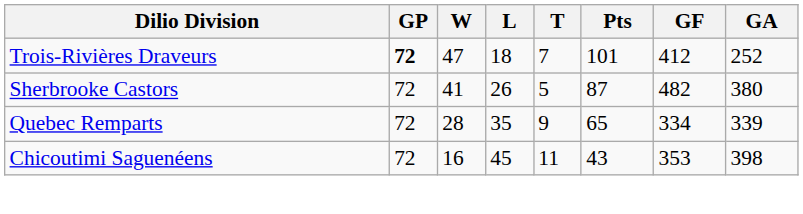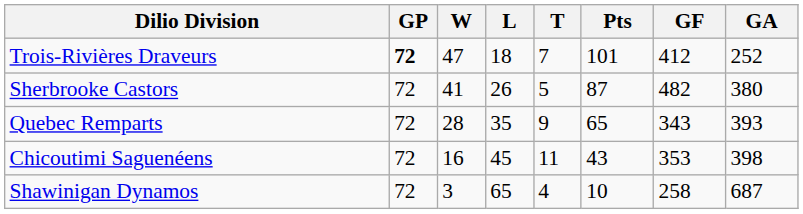(675, 123) 334 -> (675, 123) 343
(747, 123) 339 -> (747, 123) 393
+ row: (104, 191)
